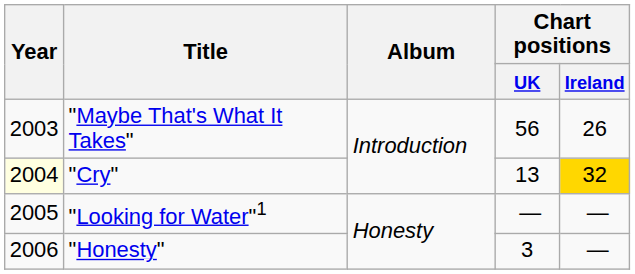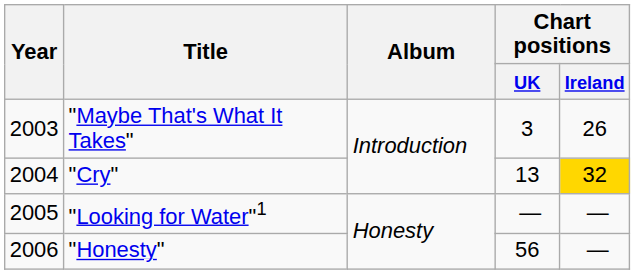(527, 128) 56 -> (527, 128) 3
(34, 175) lightyellow background -> (34, 175) no background
(527, 250) 3 -> (527, 250) 56
